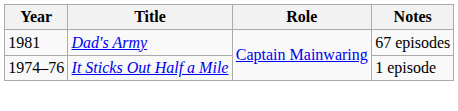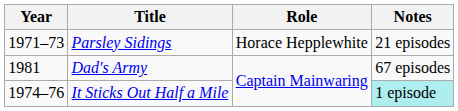+ row: (122, 42)
(406, 67) no background -> (406, 93) paleturquoise background
